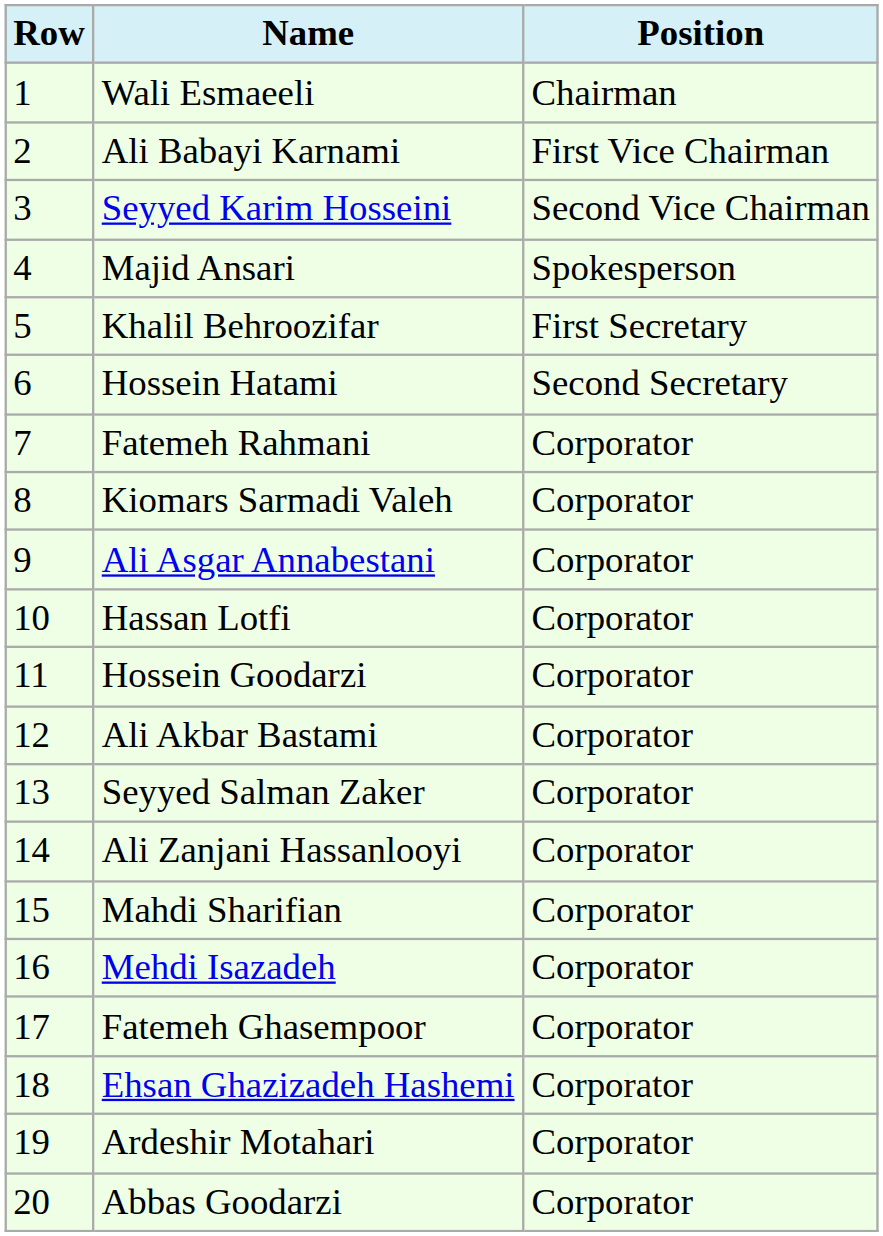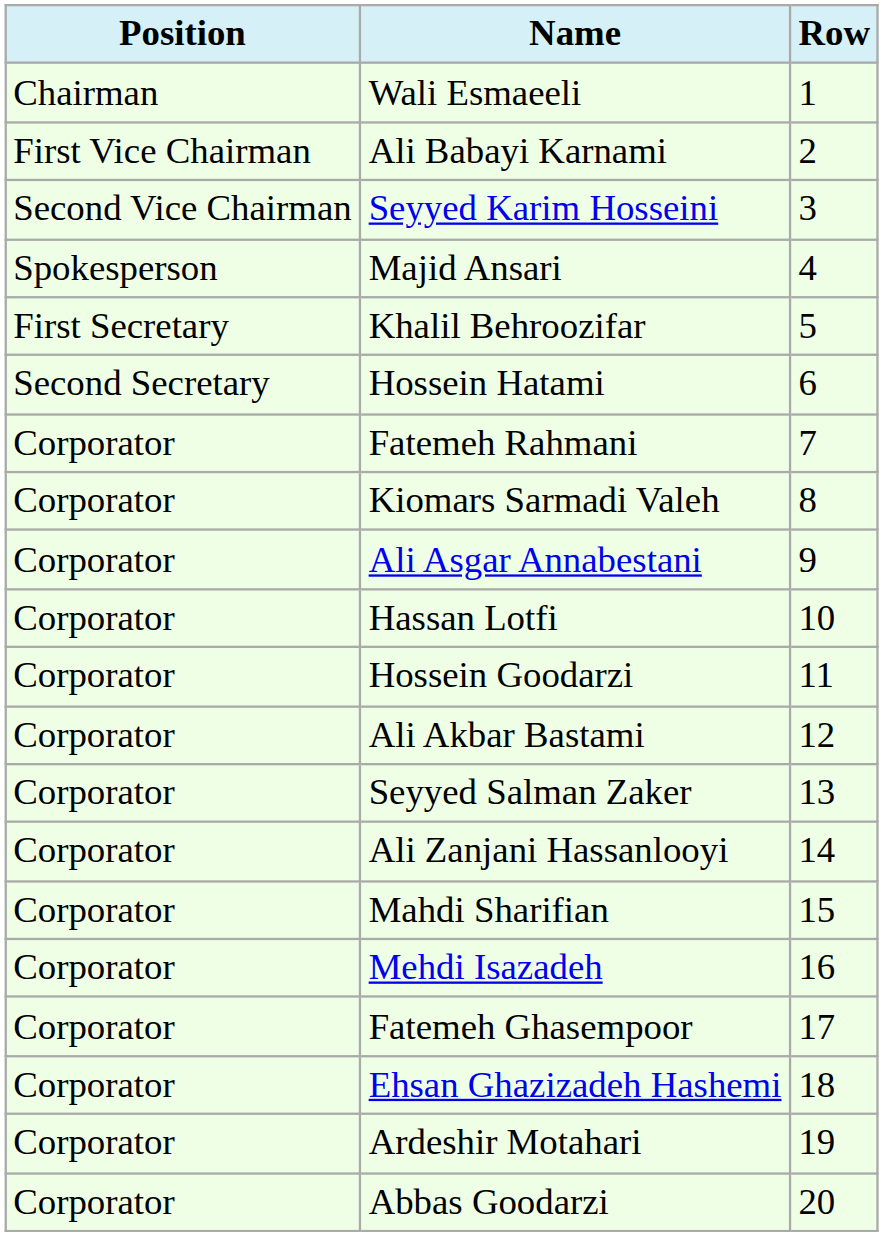columns swapped: (49, 33) <-> (701, 33)
